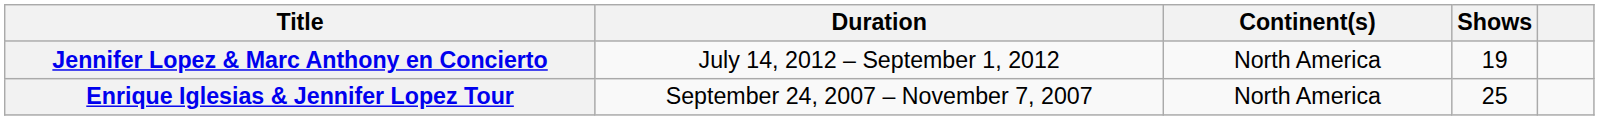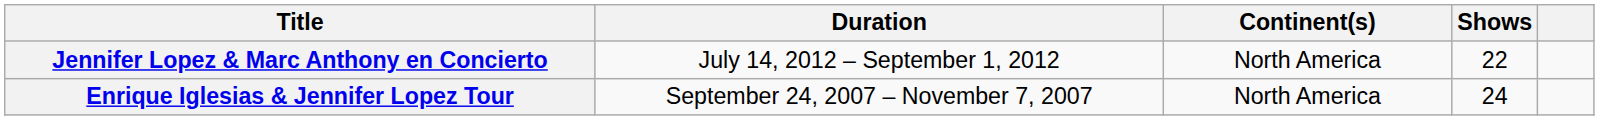(1495, 59) 19 -> (1495, 59) 22
(1495, 96) 25 -> (1495, 96) 24
